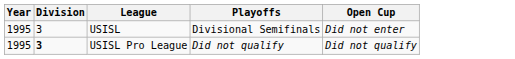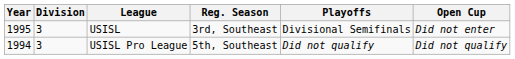+ column: (235, 13)
(19, 46) 1995 -> (19, 46) 1994
(39, 46) bold -> (39, 46) normal
